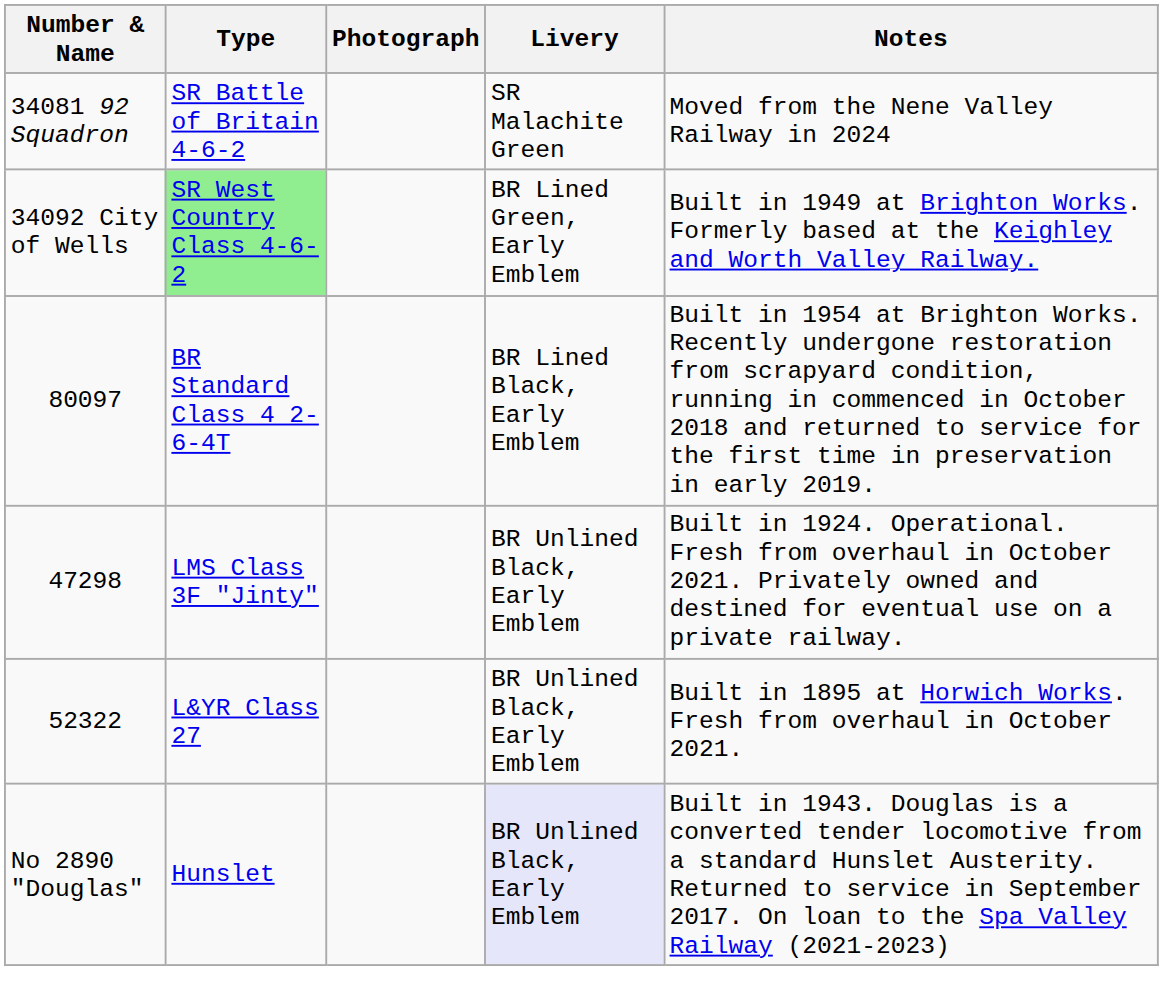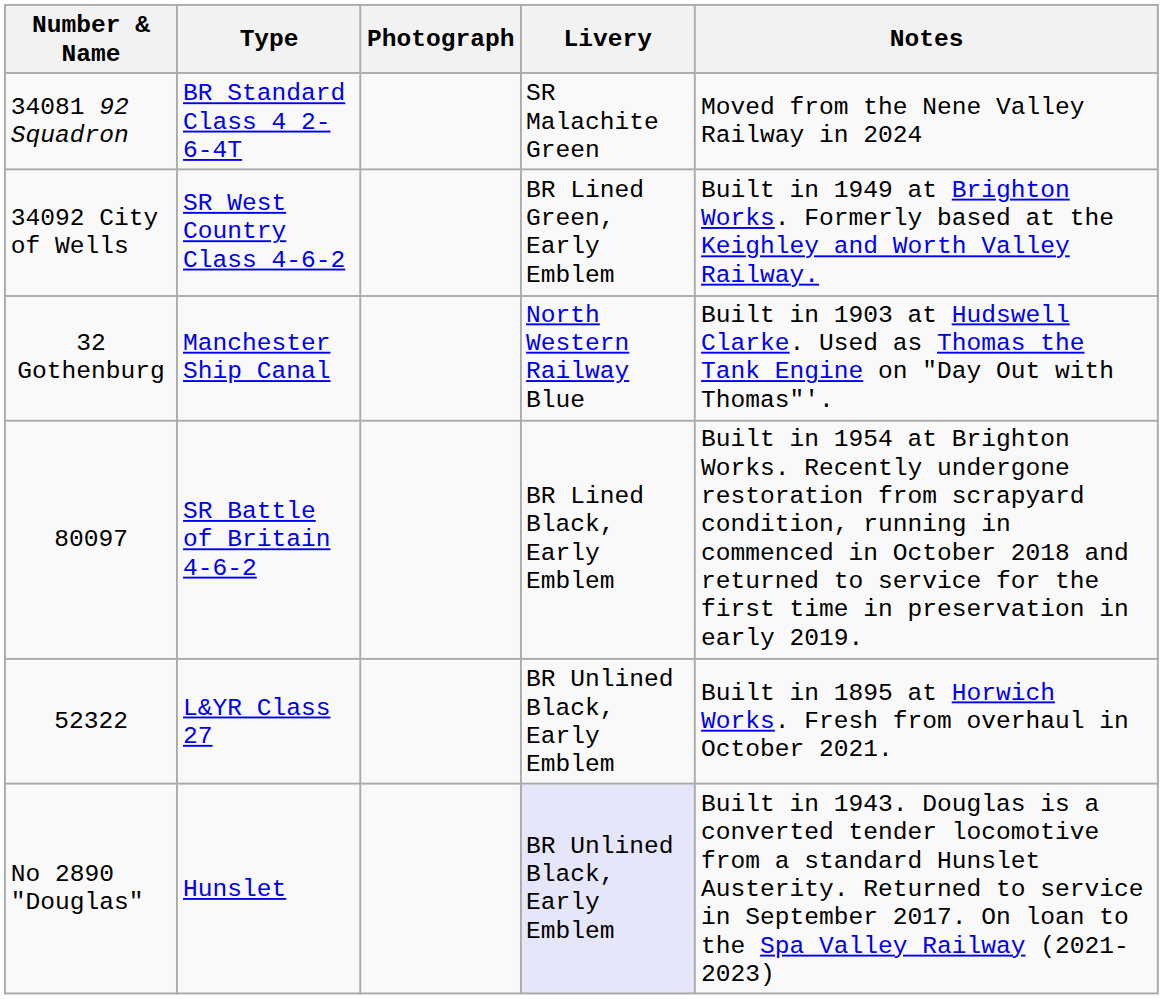(245, 122) SR Battle of Britain 4-6-2 -> (264, 122) BR Standard Class 4 2-6-4T
(245, 233) lightgreen background -> (264, 233) no background
+ row: (91, 358)
(245, 400) BR Standard Class 4 2-6-4T -> (257, 540) SR Battle of Britain 4-6-2
- row: (85, 582)
